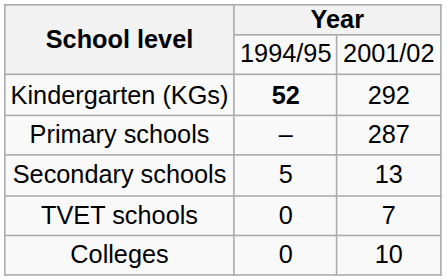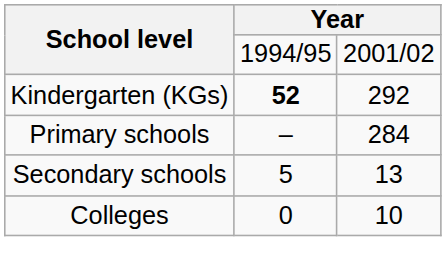(389, 134) 287 -> (389, 134) 284
- row: (120, 214)
